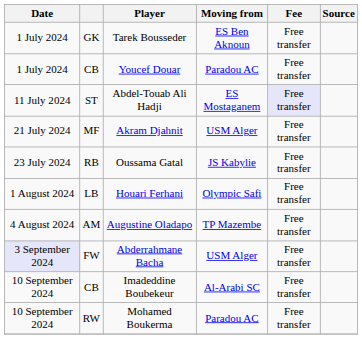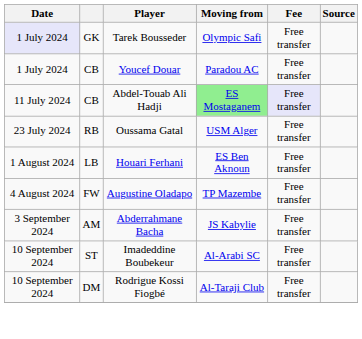(42, 37) no background -> (42, 37) lavender background
(232, 37) ES Ben Aknoun -> (232, 37) Olympic Safi
(91, 100) ST -> (91, 100) CB
(232, 100) no background -> (232, 100) lightgreen background
- row: (150, 131)
(232, 162) JS Kabylie -> (232, 131) USM Alger
(232, 193) Olympic Safi -> (232, 162) ES Ben Aknoun
(91, 224) AM -> (91, 193) FW
(42, 255) lavender background -> (42, 224) no background
(91, 255) FW -> (91, 224) AM
(232, 255) USM Alger -> (232, 224) JS Kabylie
(91, 286) CB -> (91, 255) ST
+ row: (150, 286)
- row: (150, 318)
